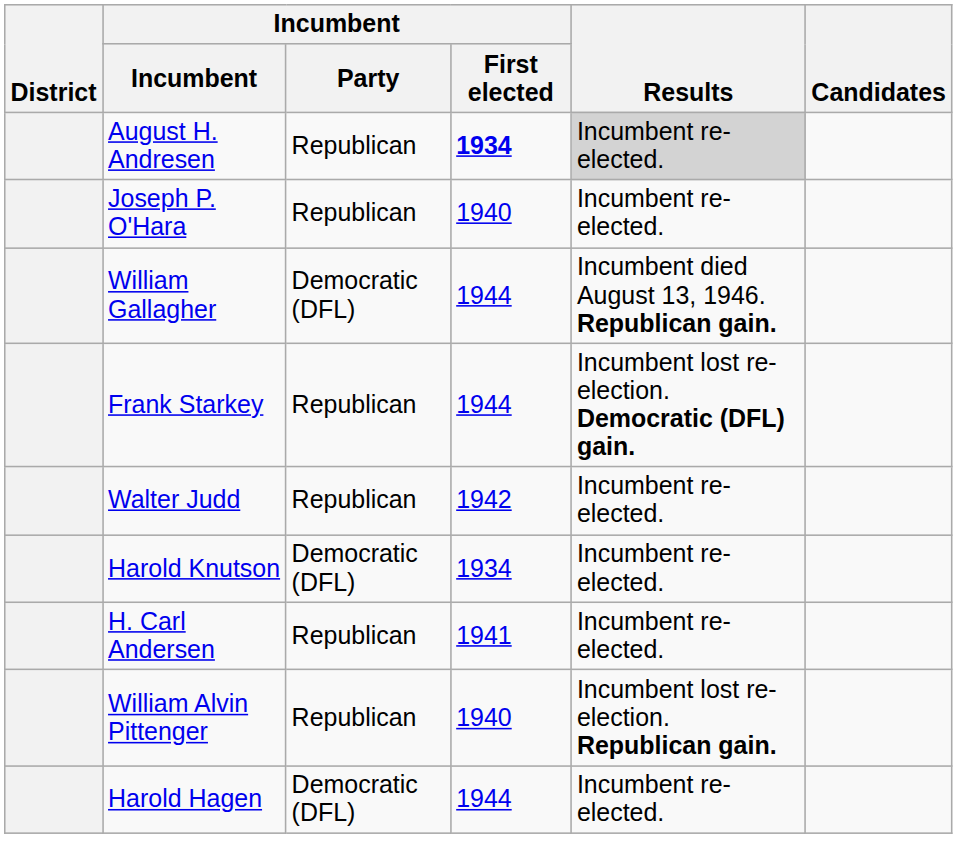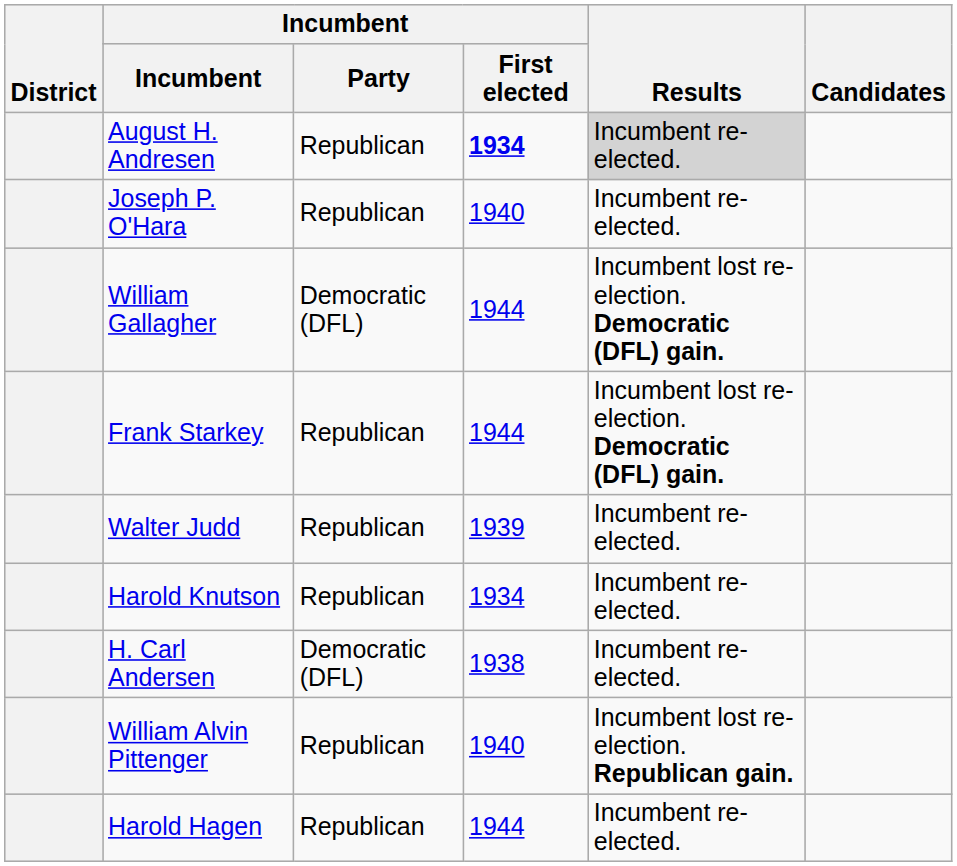(677, 294) Incumbent died August 13, 1946. Republican gain. -> (694, 308) Incumbent lost re-election. Democratic (DFL) gain.
(484, 500) 1942 -> (497, 528) 1939
(355, 568) Democratic (DFL) -> (362, 596) Republican
(354, 635) Republican -> (363, 663) Democratic (DFL)
(484, 635) 1941 -> (497, 663) 1938
(355, 799) Democratic (DFL) -> (362, 827) Republican
